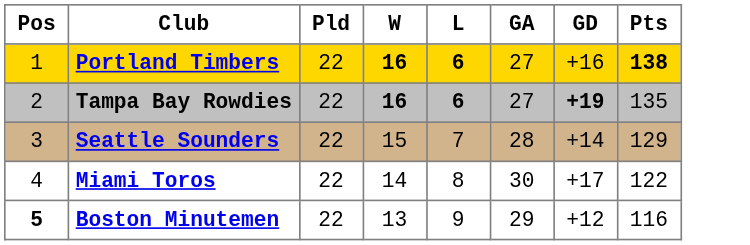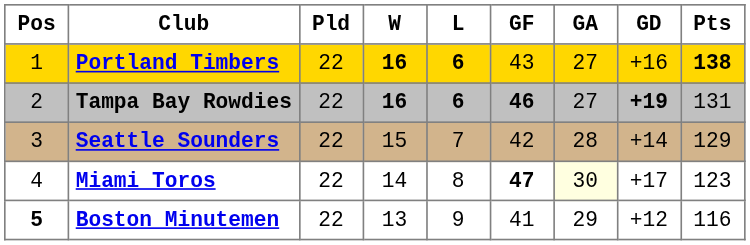+ column: (522, 24)
(649, 103) 135 -> (712, 103) 131
(522, 181) no background -> (585, 181) lightyellow background
(649, 181) 122 -> (712, 181) 123
